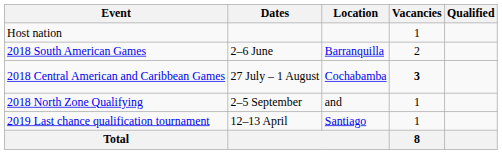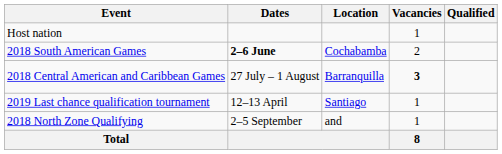(252, 51) normal -> (253, 51) bold
(354, 51) Barranquilla -> (356, 51) Cochabamba
(356, 76) Cochabamba -> (354, 76) Barranquilla
rows swapped: (75, 102) <-> (108, 121)
